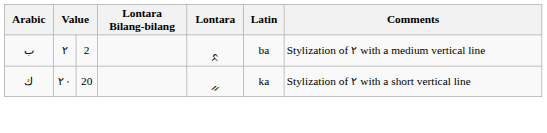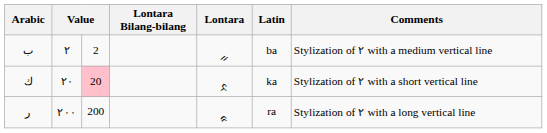(215, 57) ᨅ -> (224, 57) ᨀ
(87, 81) no background -> (96, 81) pink background
(215, 87) ᨀ -> (224, 87) ᨅ
+ row: (28, 112)
